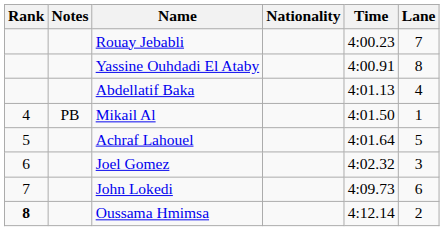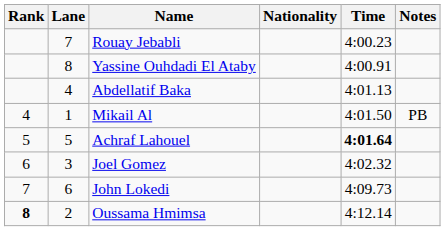columns swapped: (419, 16) <-> (70, 16)
(371, 139) normal -> (368, 139) bold
